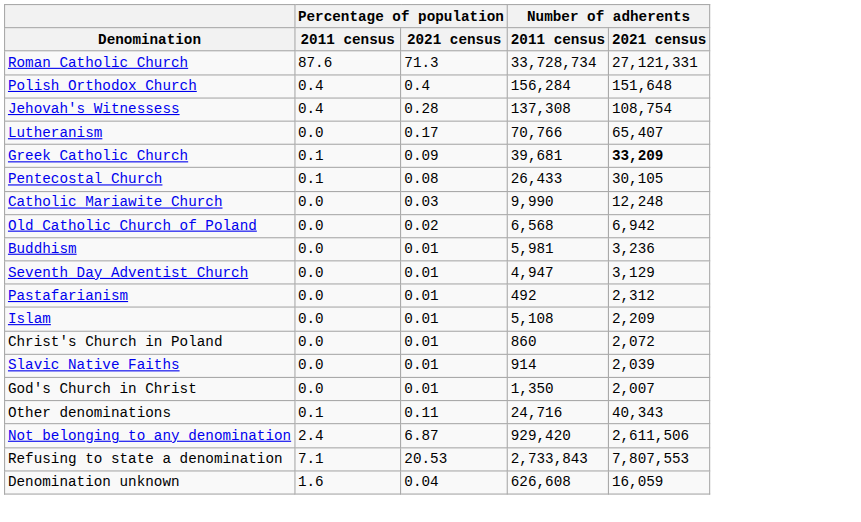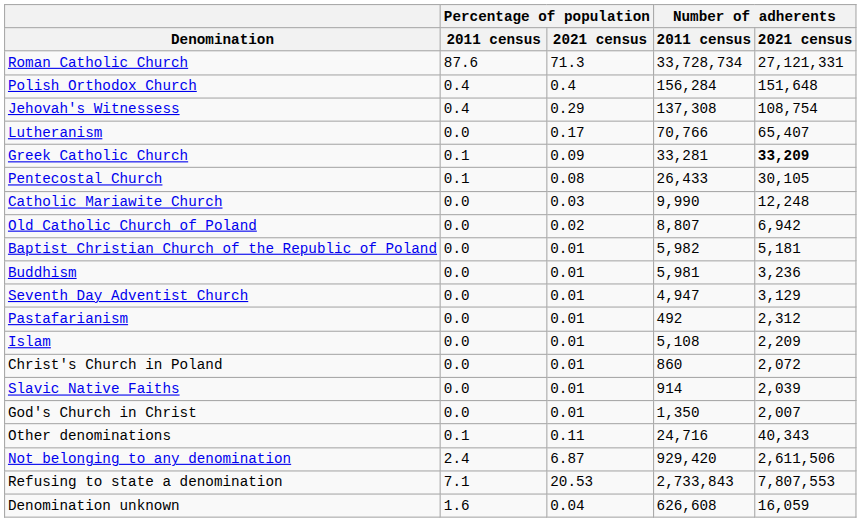(422, 109) 0.28 -> (567, 109) 0.29
(536, 156) 39,681 -> (682, 156) 33,281
(532, 226) 6,568 -> (678, 226) 8,807
+ row: (222, 249)
